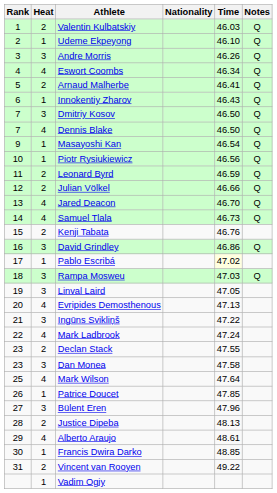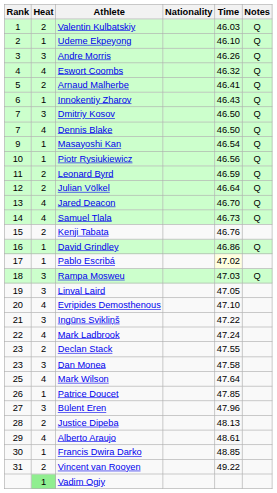(228, 71) 46.34 -> (228, 71) 46.32
(228, 188) 46.66 -> (228, 188) 46.64
(43, 247) 3 -> (43, 247) 1
(228, 305) 47.13 -> (228, 305) 47.10
(43, 482) no background -> (43, 482) lightgreen background
